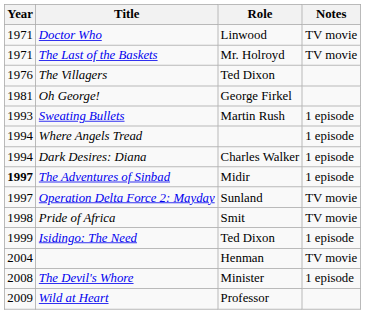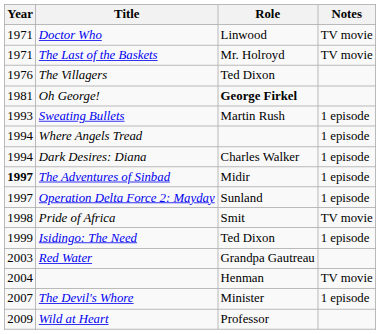(256, 95) normal -> (259, 95) bold
(331, 197) TV movie -> (345, 197) 1 episode
+ row: (65, 258)
(20, 278) 2008 -> (20, 298) 2007
